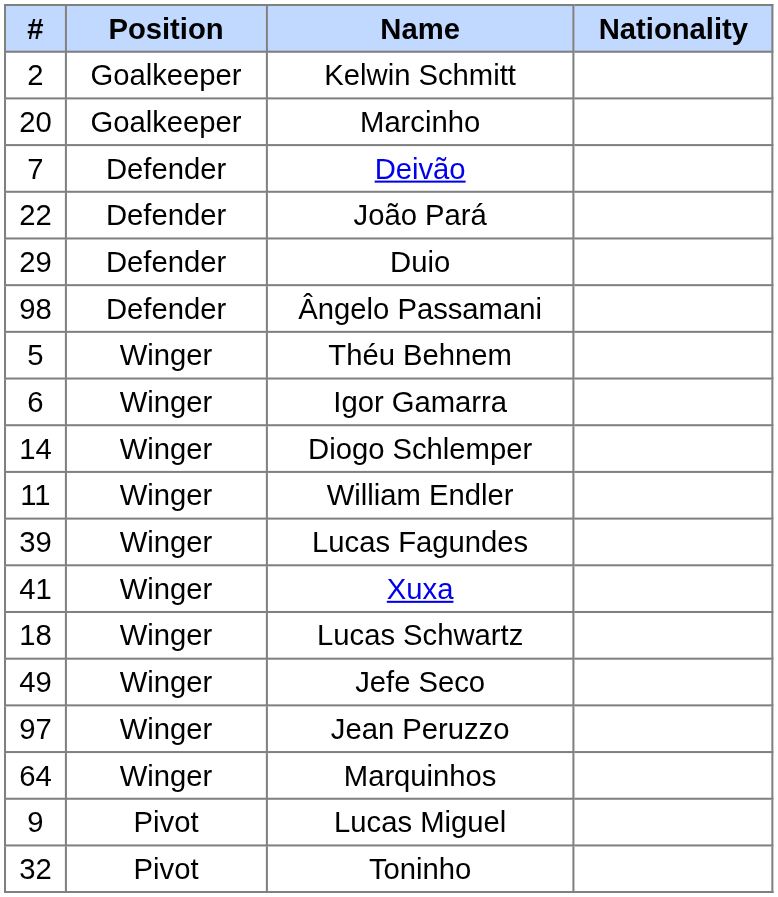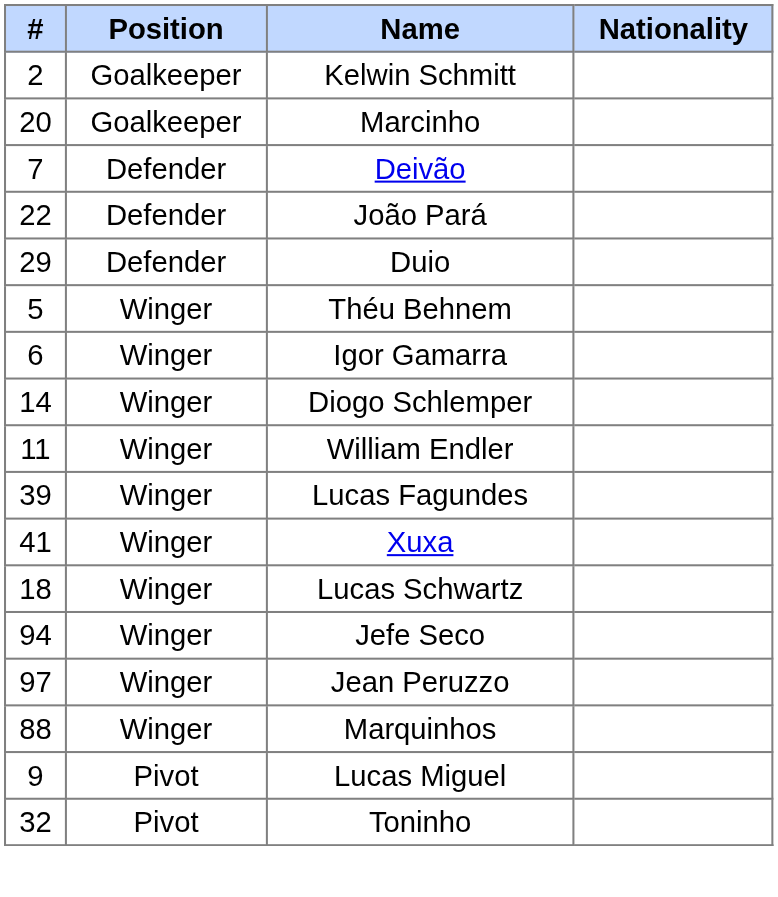- row: (420, 308)
(35, 682) 49 -> (35, 635) 94
(35, 775) 64 -> (35, 729) 88
